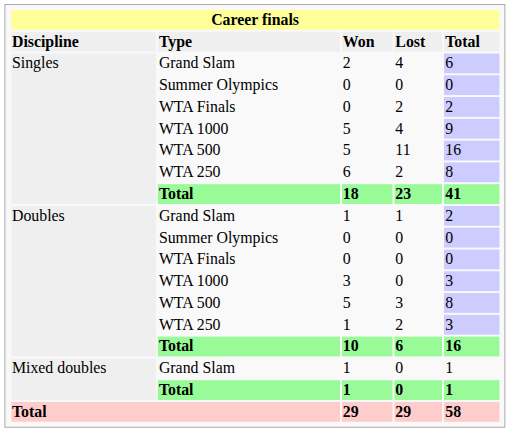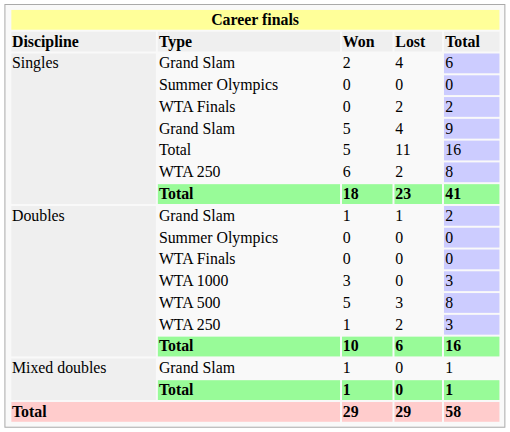(194, 128) WTA 1000 -> (197, 128) Grand Slam
(190, 150) WTA 500 -> (175, 150) Total
